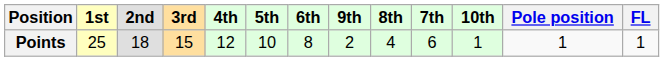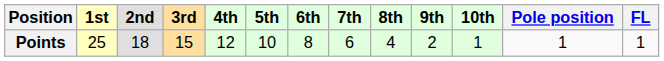columns swapped: (432, 17) <-> (349, 17)
